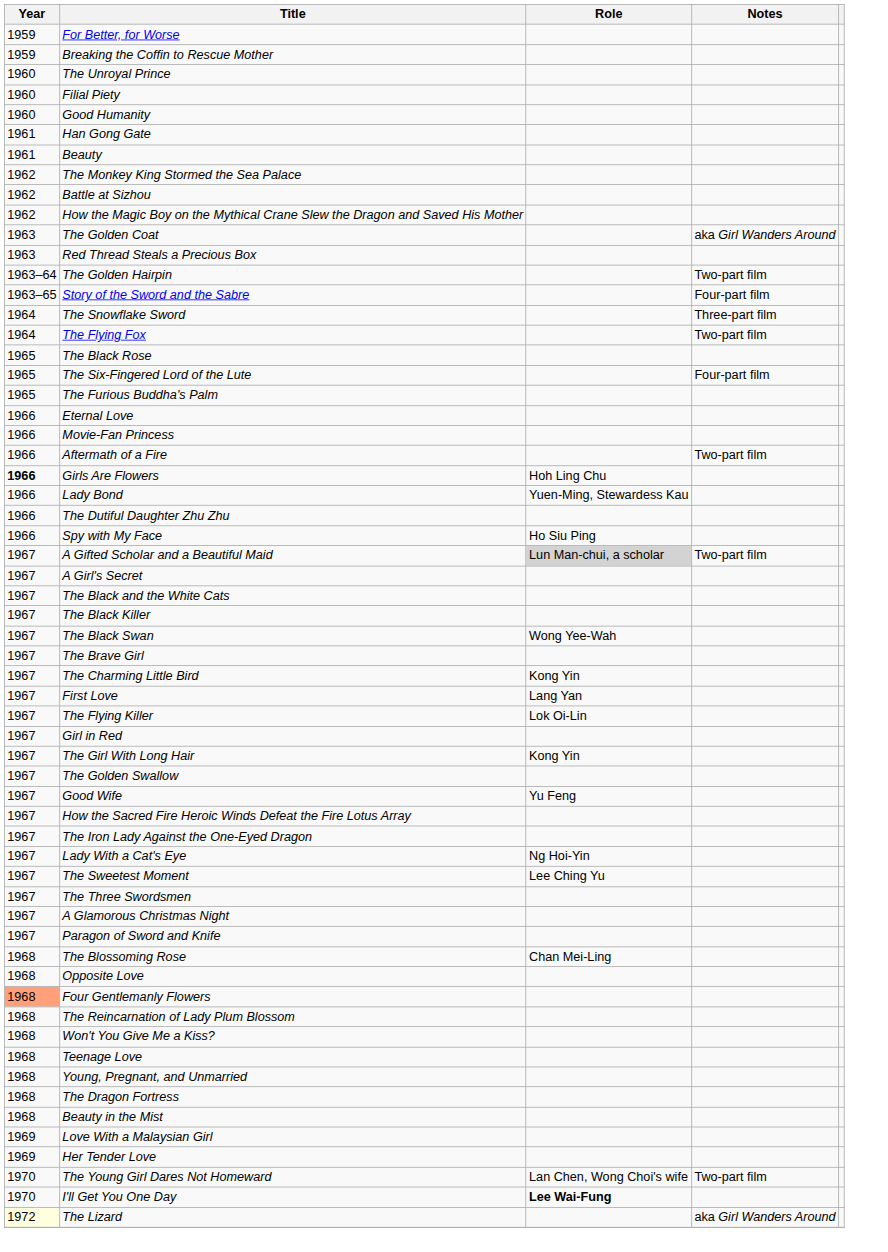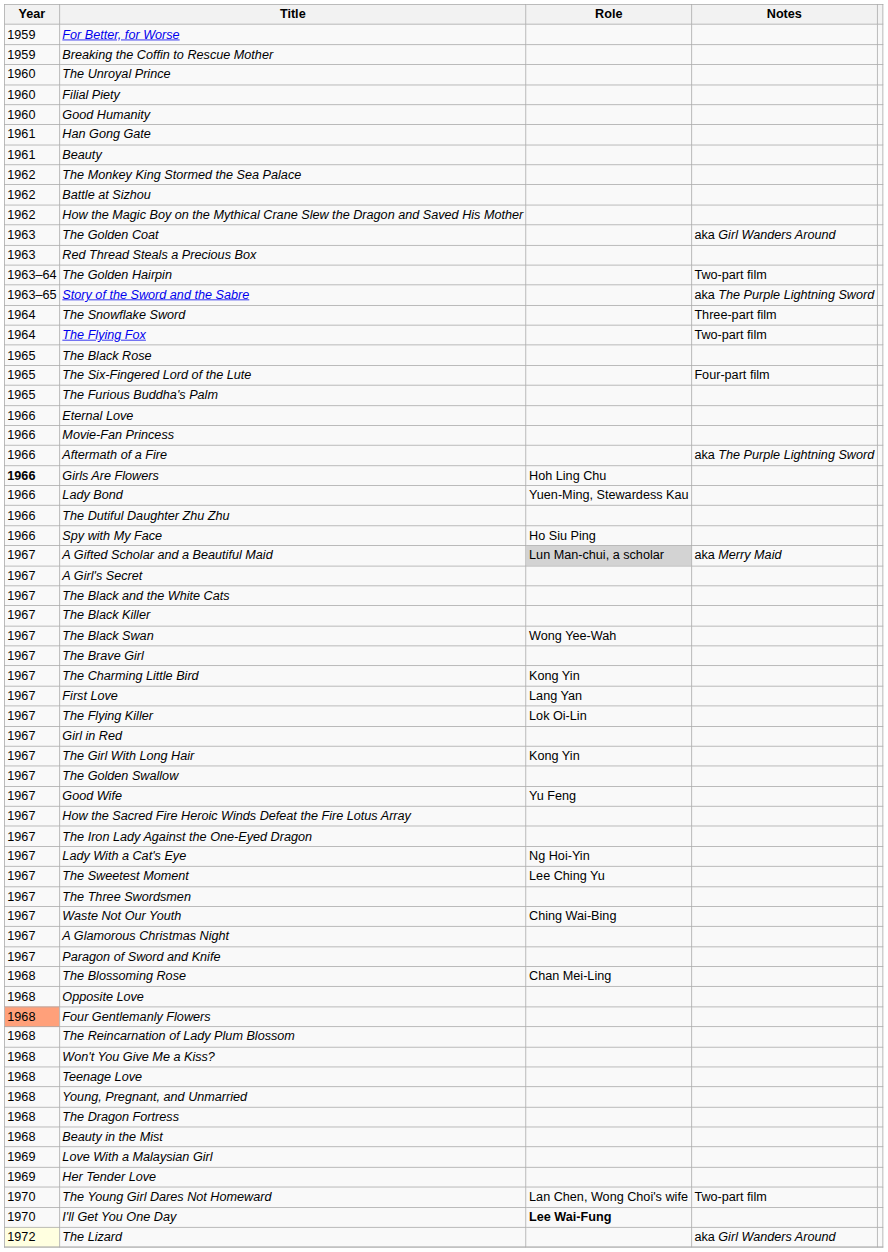(732, 295) Four-part film -> (784, 295) aka The Purple Lightning Sword
(731, 455) Two-part film -> (784, 455) aka The Purple Lightning Sword
(731, 555) Two-part film -> (738, 555) aka Merry Maid
+ row: (122, 916)
